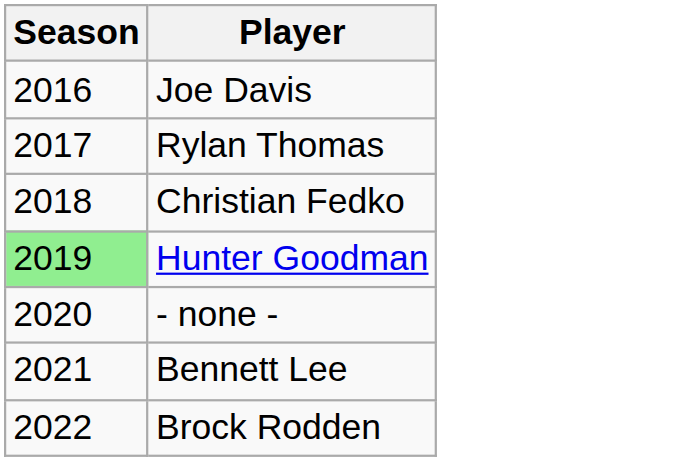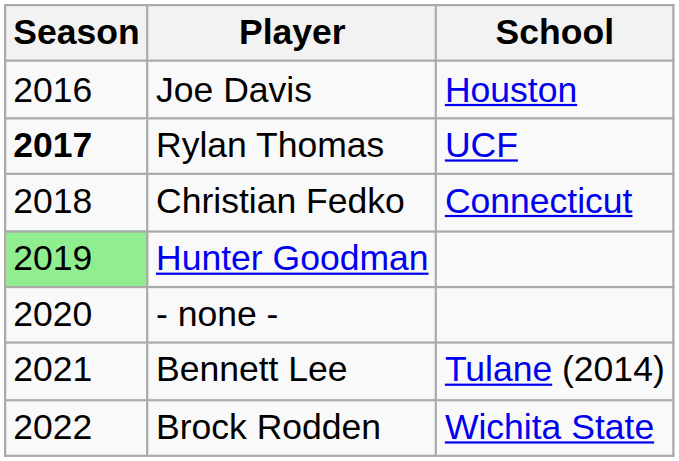+ column: (555, 32)
(53, 145) normal -> (53, 145) bold
